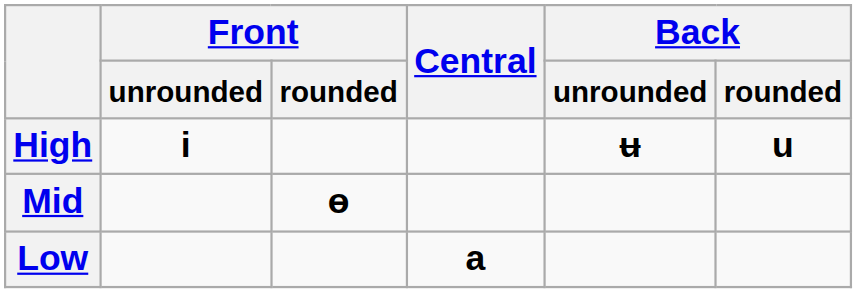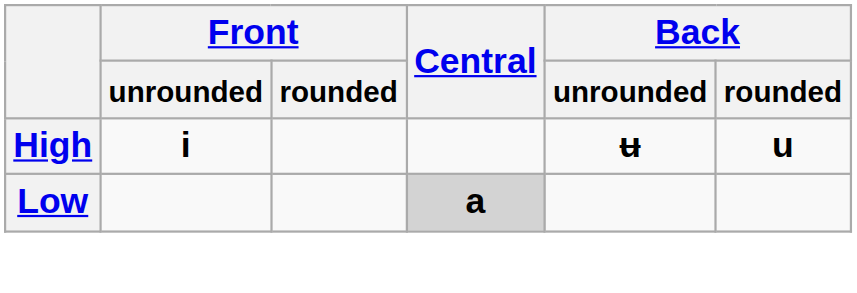- row: (53, 201)
(475, 257) no background -> (475, 201) lightgrey background
